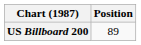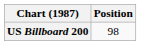(113, 31) 89 -> (113, 31) 98
